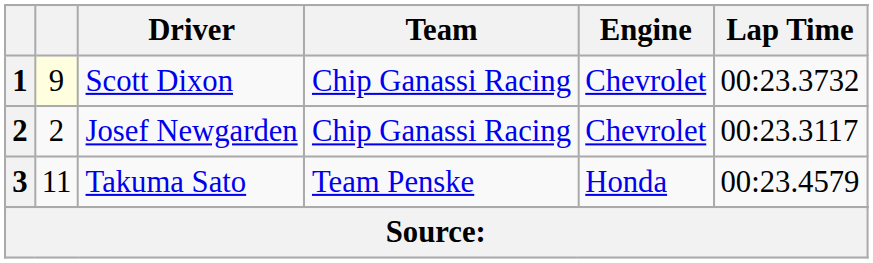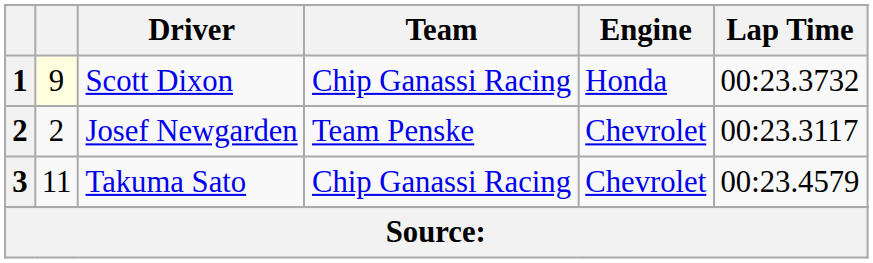(646, 80) Chevrolet -> (626, 80) Honda
(441, 131) Chip Ganassi Racing -> (393, 131) Team Penske
(393, 181) Team Penske -> (441, 181) Chip Ganassi Racing
(626, 181) Honda -> (646, 181) Chevrolet
